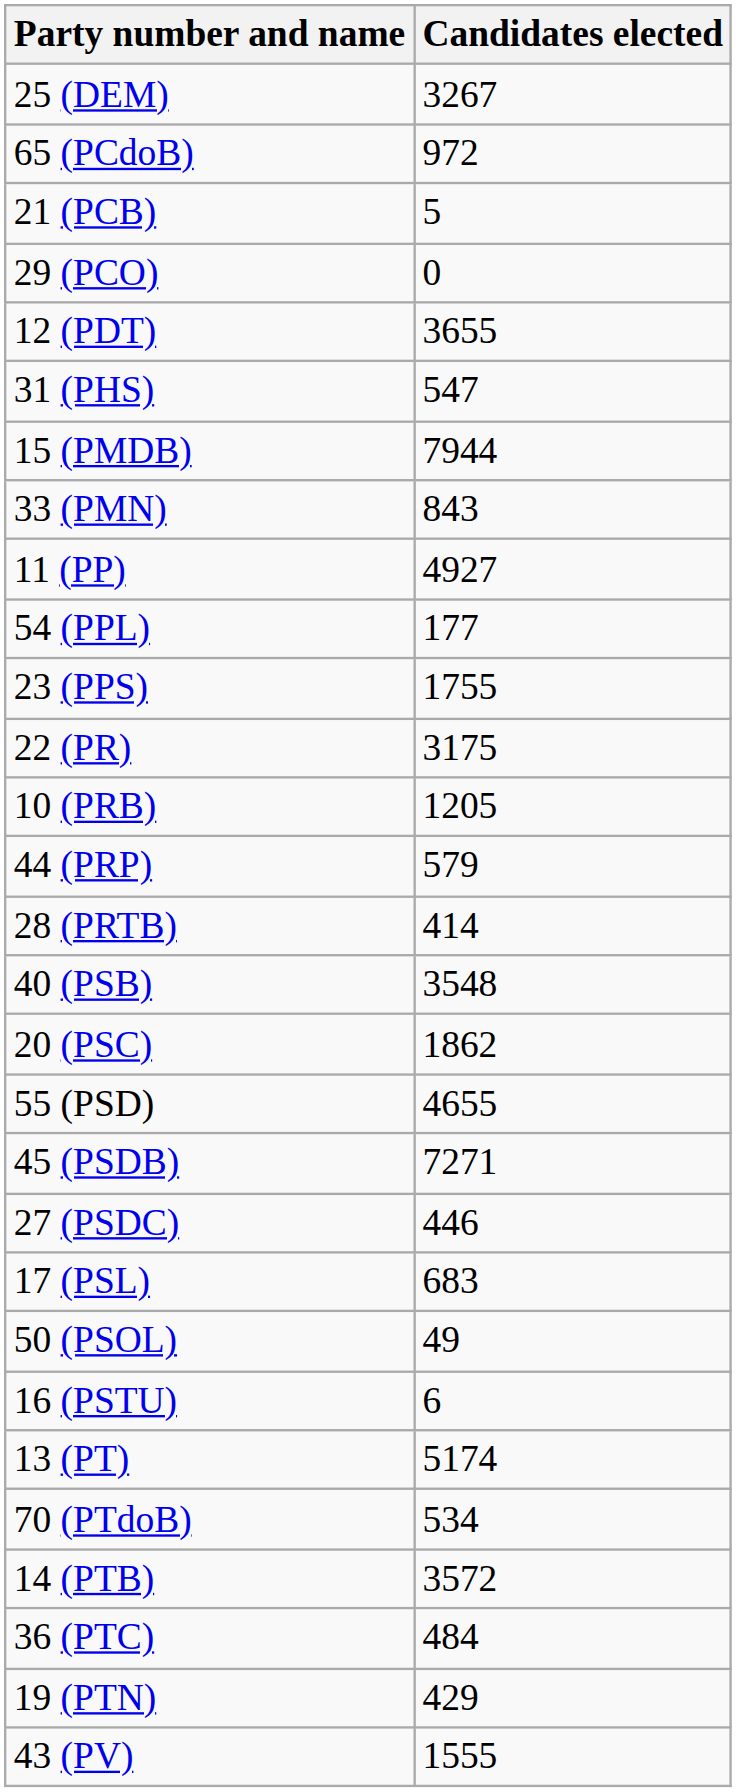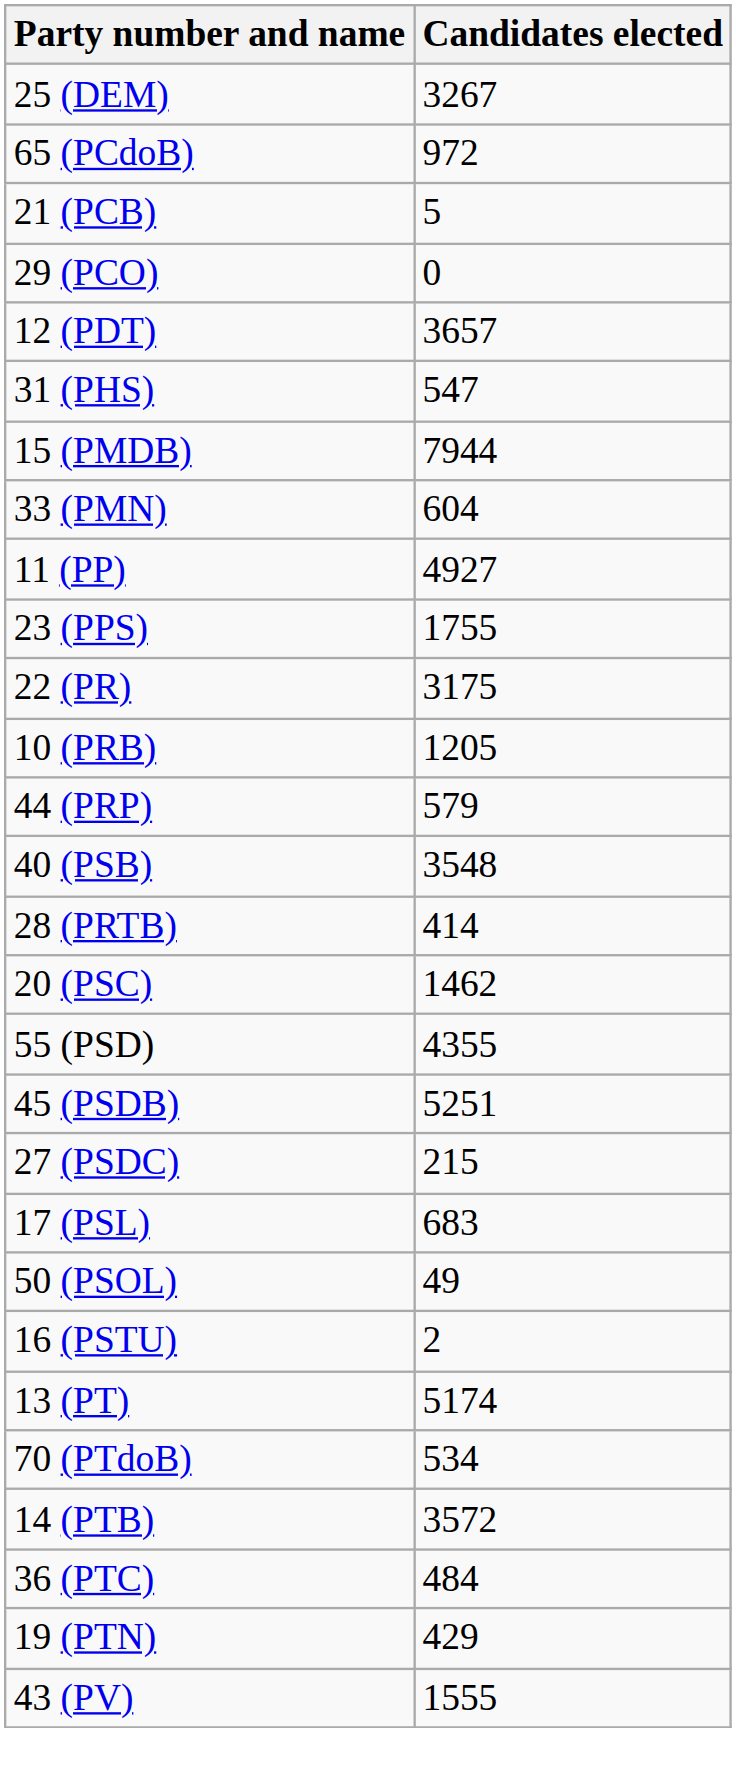(460, 331) 3655 -> (460, 331) 3657
(451, 509) 843 -> (451, 509) 604
- row: (82, 627)
rows swapped: (95, 924) <-> (83, 984)
(460, 1043) 1862 -> (460, 984) 1462
(460, 1102) 4655 -> (460, 1043) 4355
(460, 1162) 7271 -> (460, 1102) 5251
(451, 1221) 446 -> (451, 1162) 215
(432, 1399) 6 -> (432, 1340) 2
